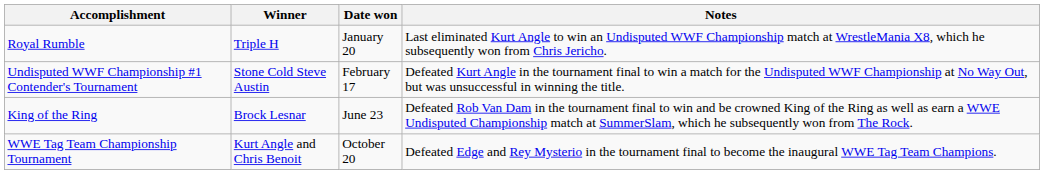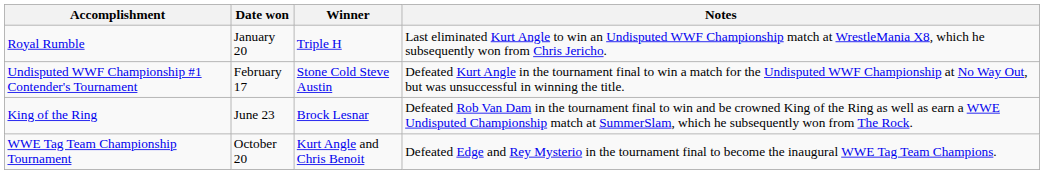columns swapped: (285, 15) <-> (371, 15)
